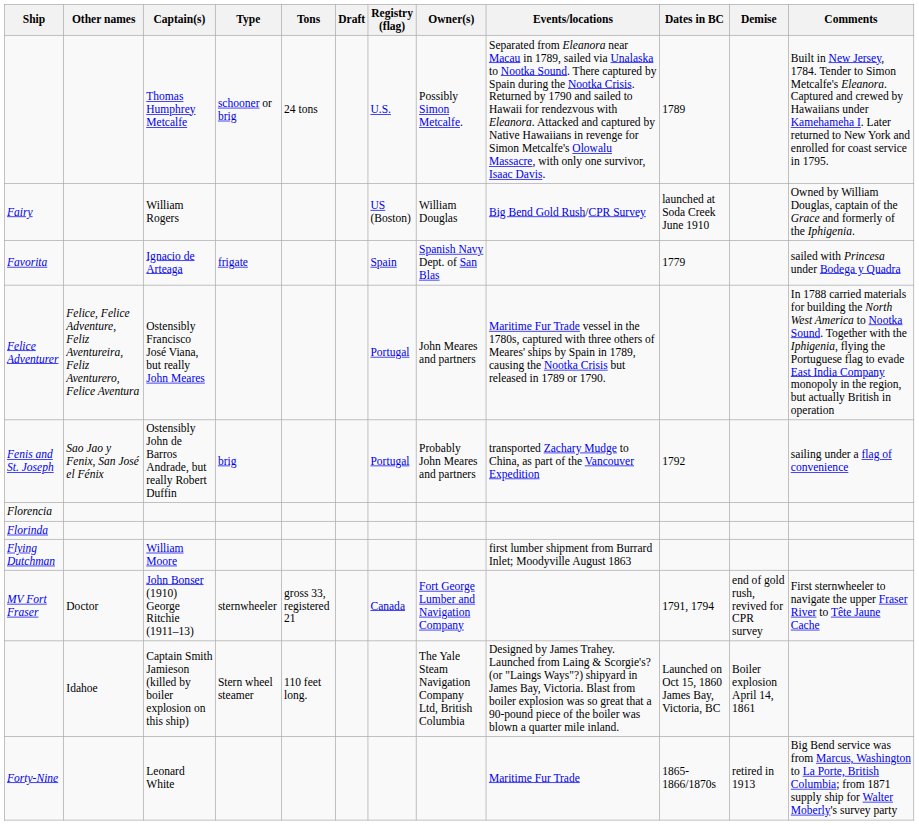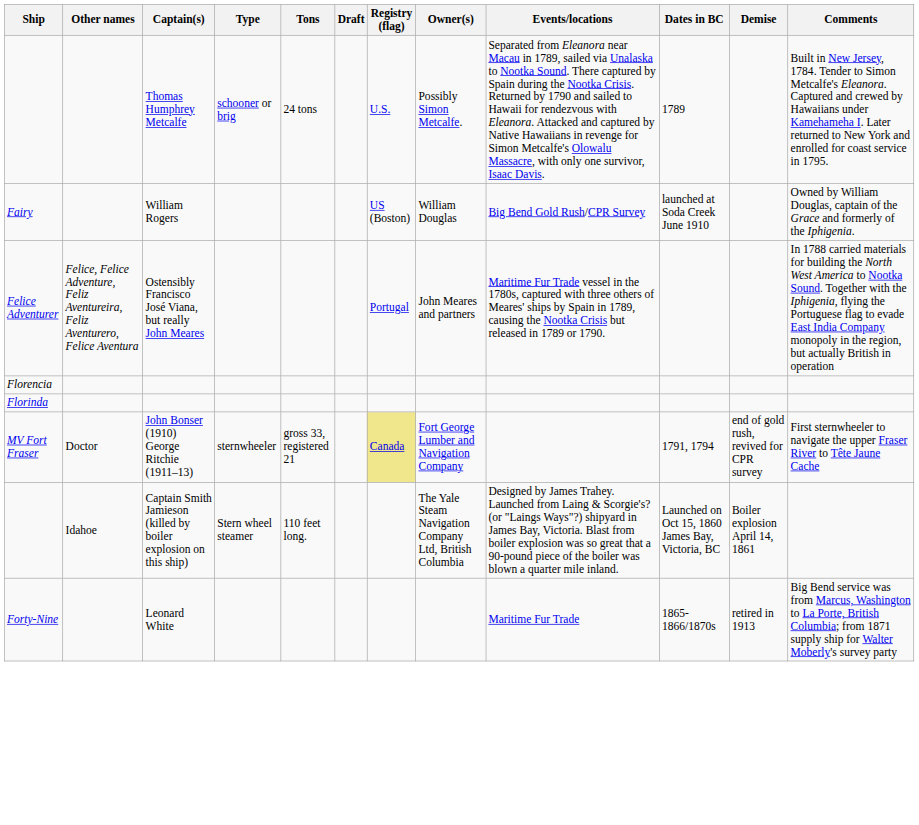- row: (27, 262)
- row: (30, 461)
- row: (31, 555)
(388, 605) no background -> (387, 447) khaki background
